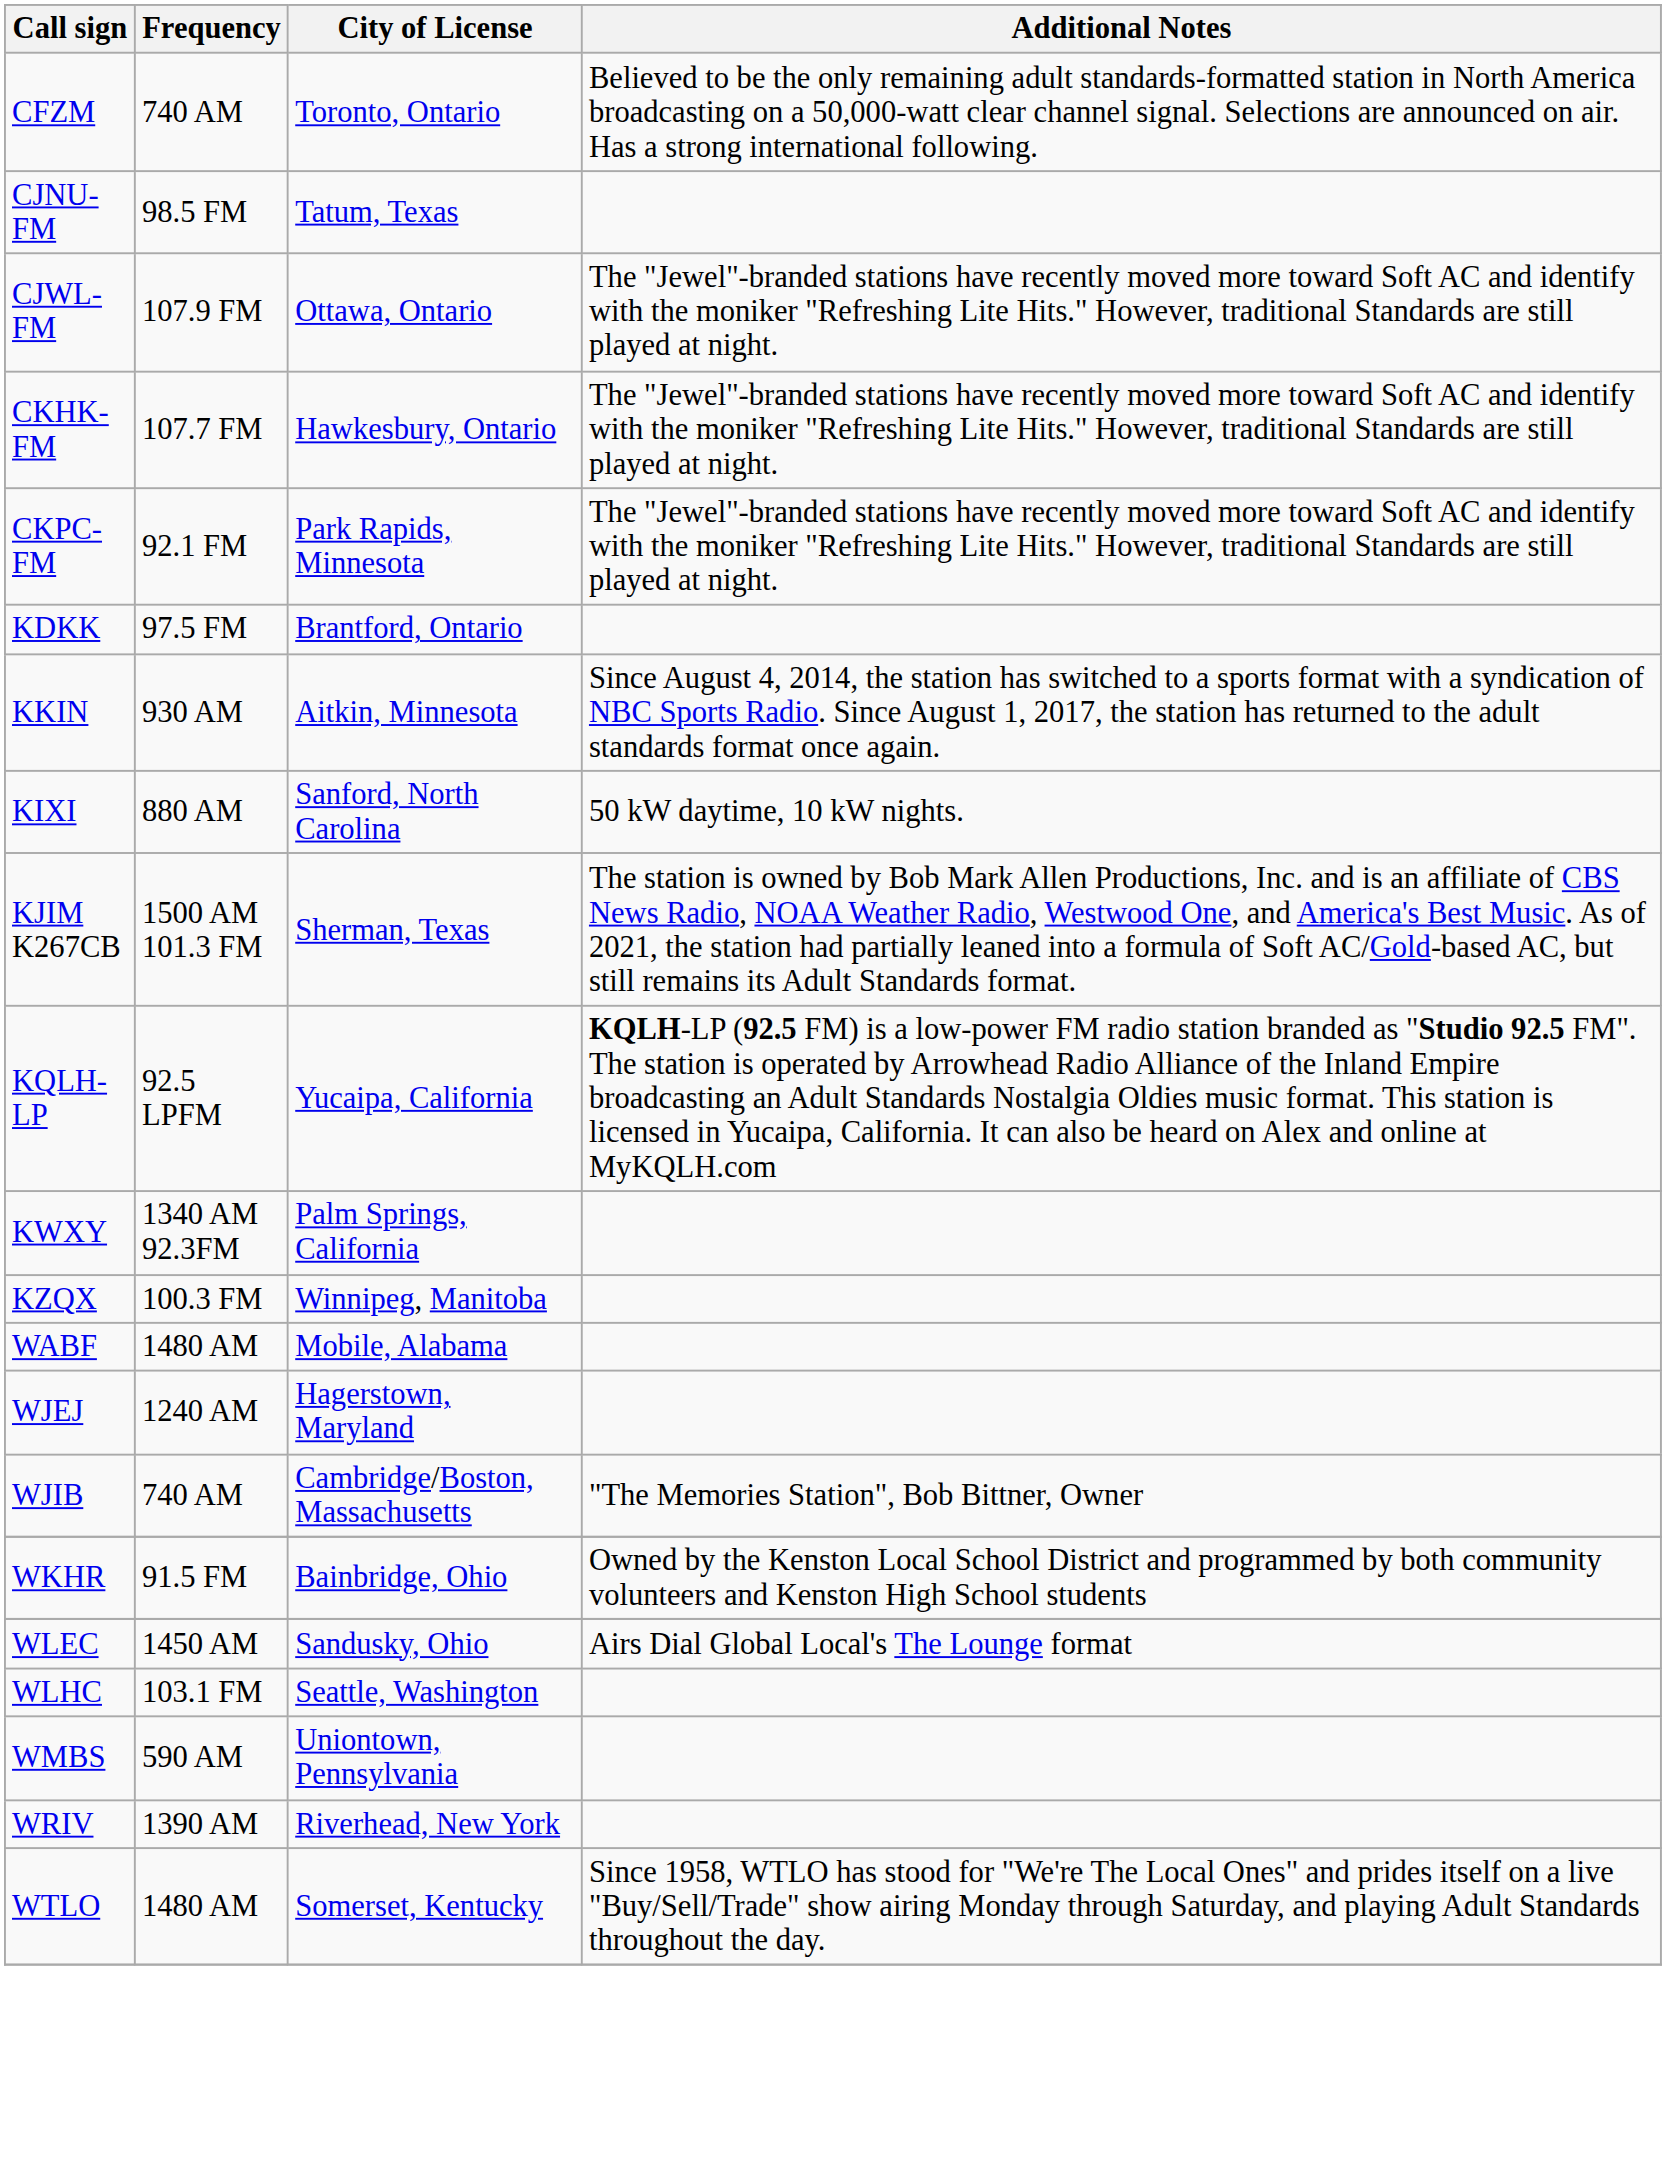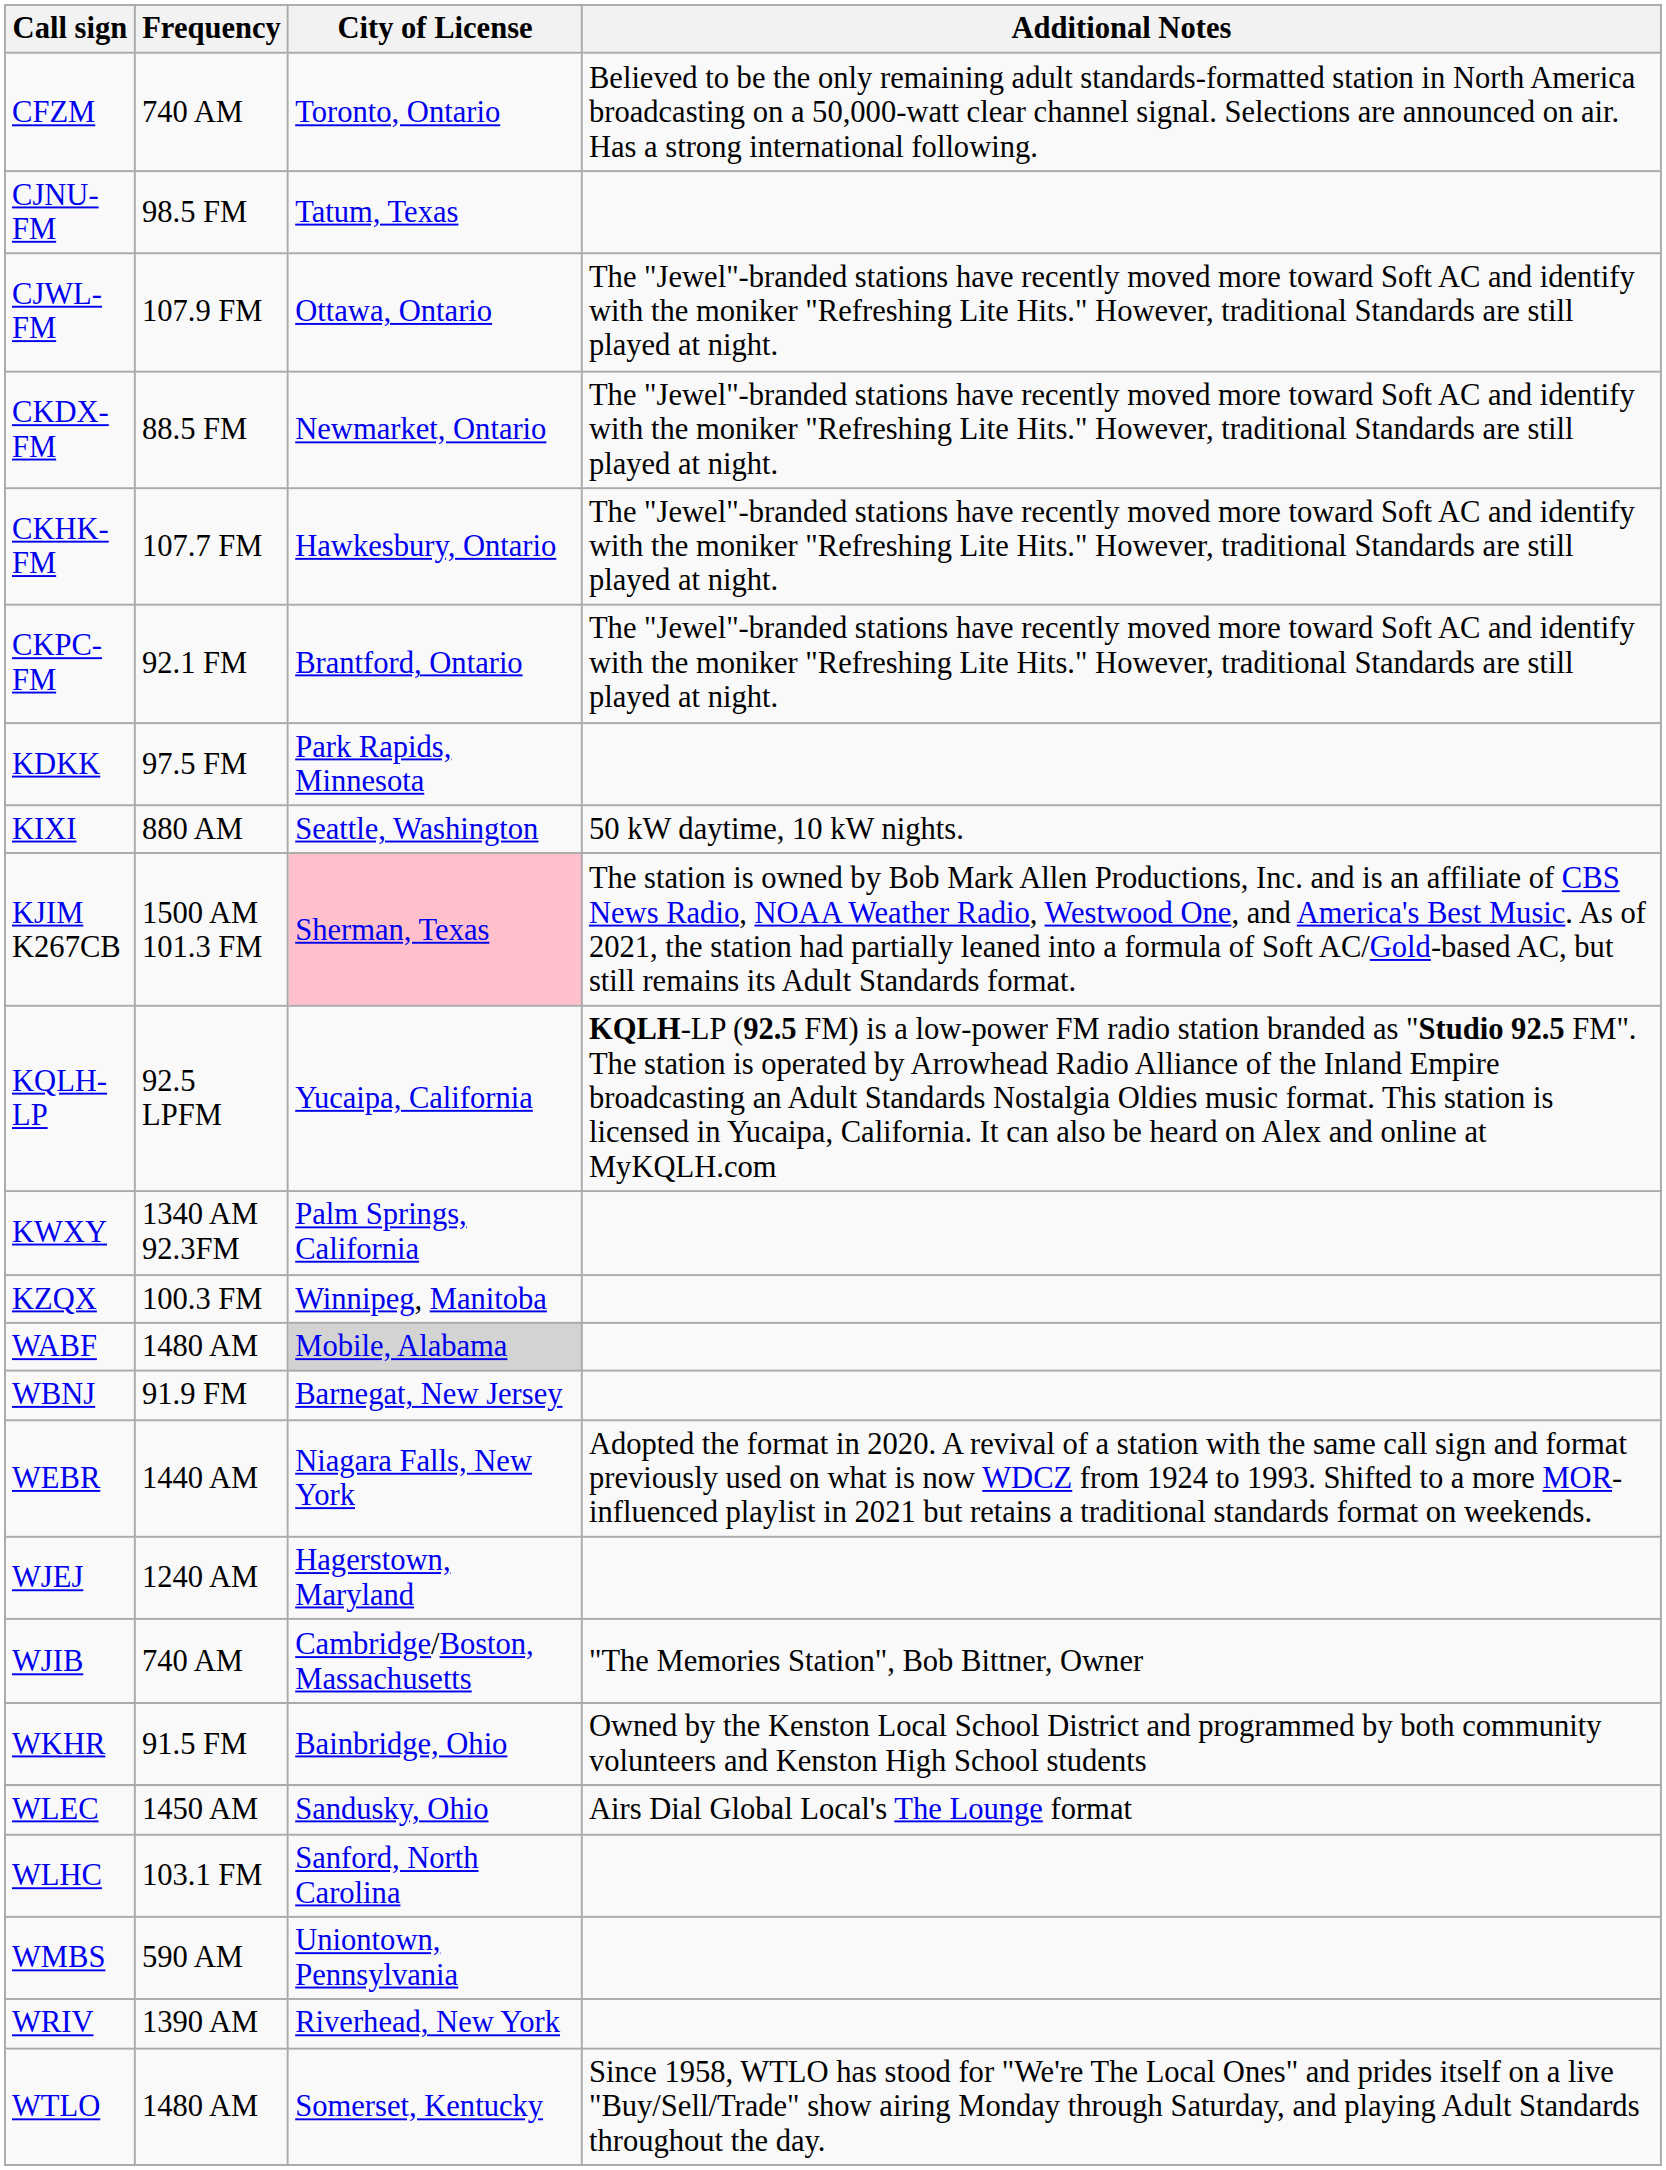+ row: (60, 428)
(373, 546) Park Rapids, Minnesota -> (409, 663) Brantford, Ontario
(409, 628) Brantford, Ontario -> (373, 763) Park Rapids, Minnesota
- row: (50, 711)
(387, 811) Sanford, North Carolina -> (417, 829) Seattle, Washington
(392, 929) no background -> (392, 929) pink background
(401, 1346) no background -> (401, 1346) lightgrey background
+ row: (54, 1394)
+ row: (56, 1477)
(417, 1691) Seattle, Washington -> (387, 1874) Sanford, North Carolina
